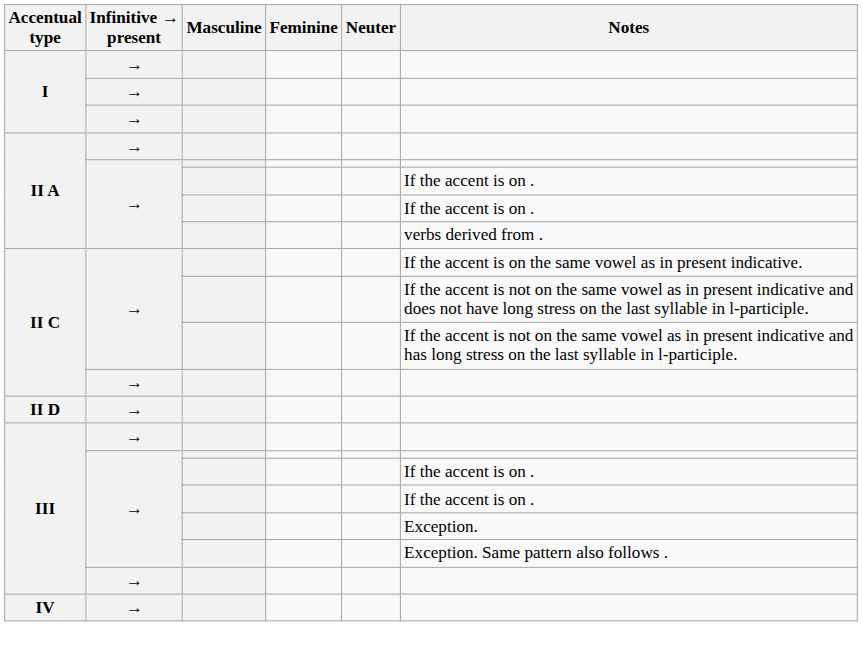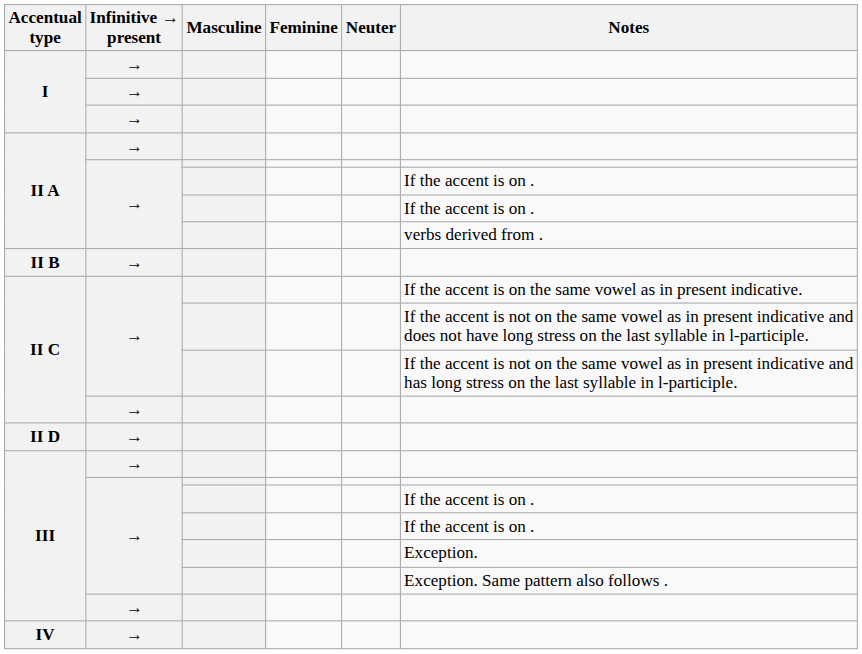+ row: (45, 262)
